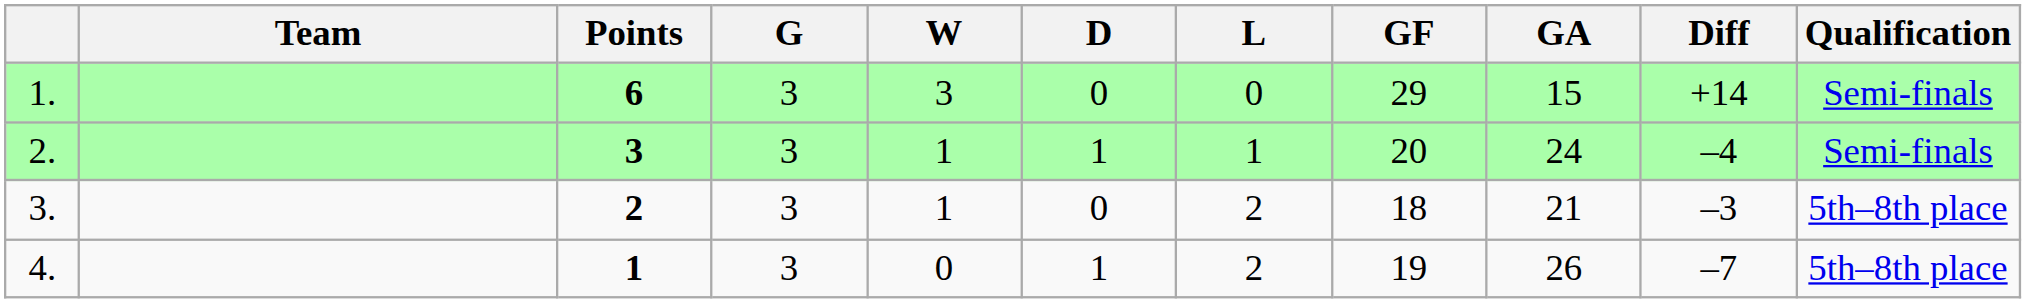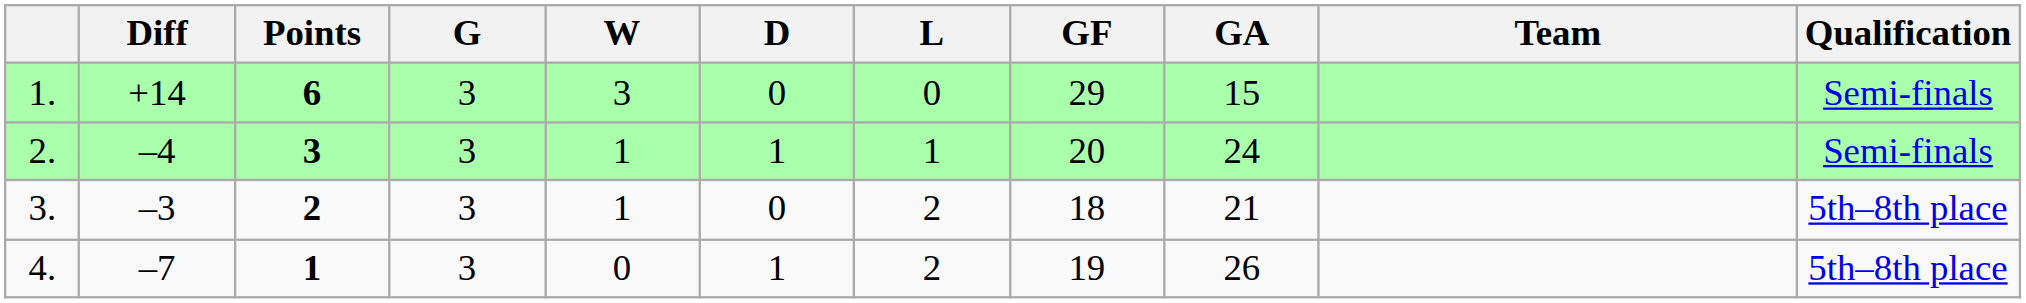columns swapped: (318, 33) <-> (1719, 33)
